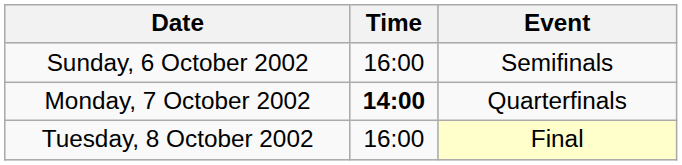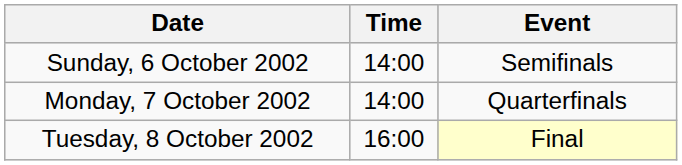(394, 62) 16:00 -> (394, 62) 14:00
(394, 100) bold -> (394, 100) normal
